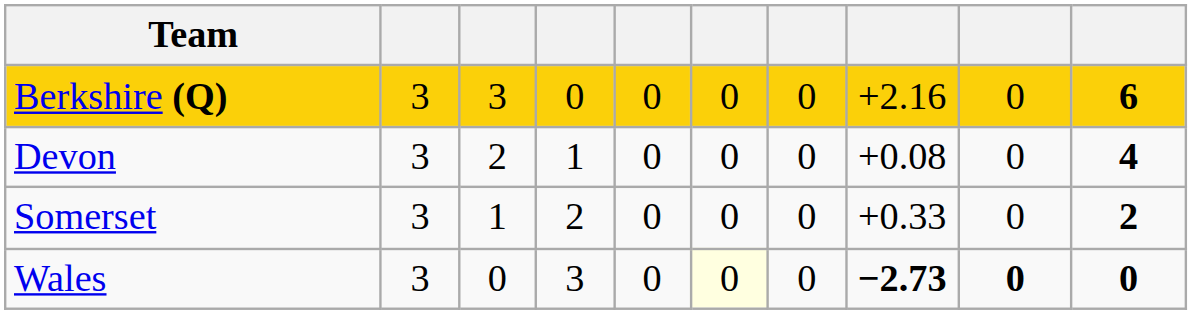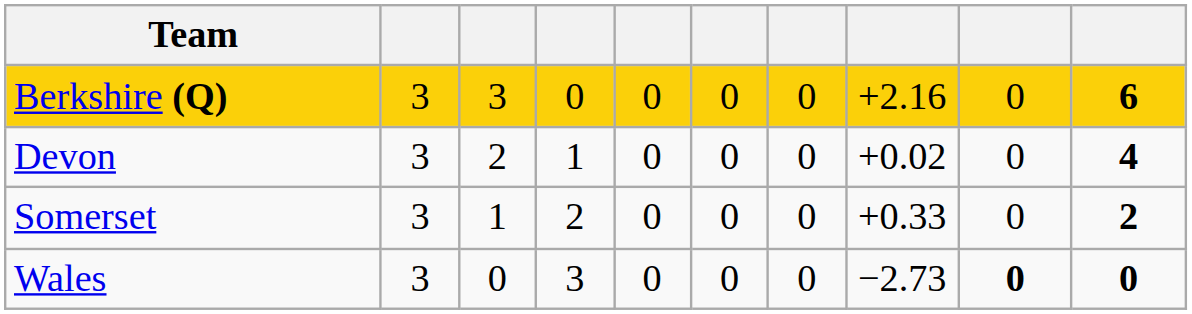(902, 156) +0.08 -> (902, 156) +0.02
(730, 277) lightyellow background -> (730, 277) no background
(902, 277) bold -> (902, 277) normal
